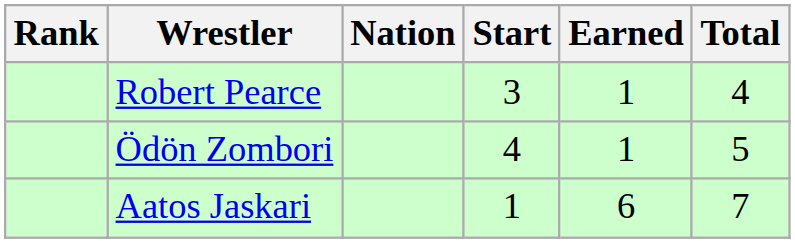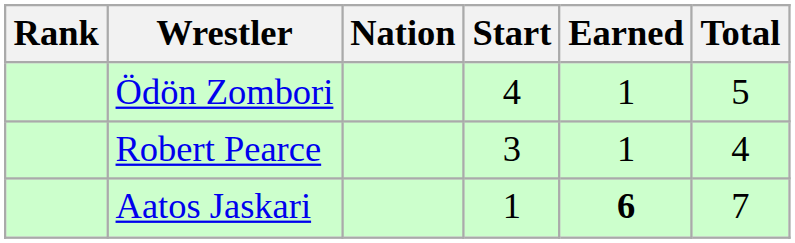rows swapped: (218, 91) <-> (224, 149)
(626, 206) normal -> (626, 206) bold
